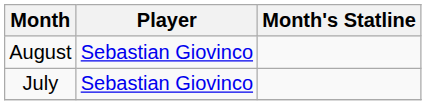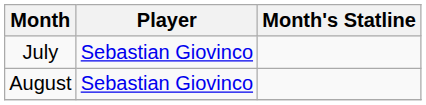rows swapped: (40, 83) <-> (40, 52)
